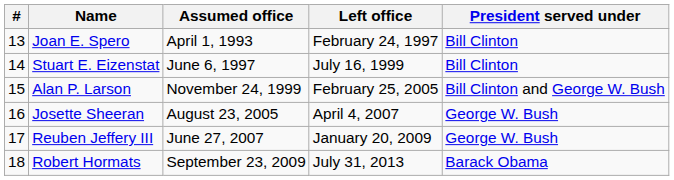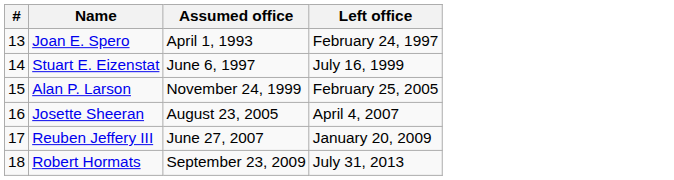- column: (555, 16)
